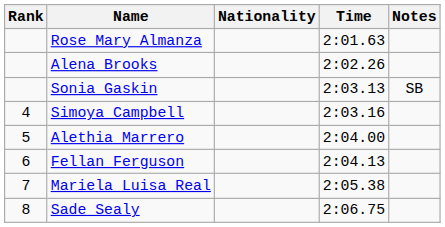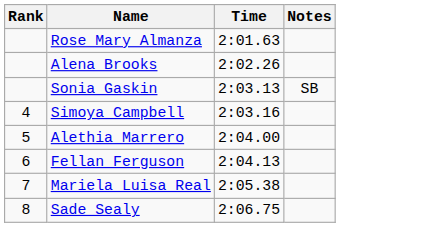- column: (267, 17)
